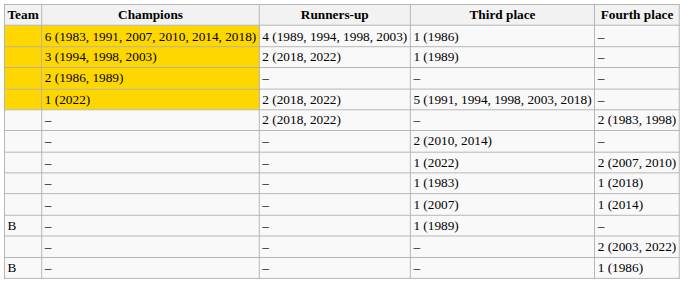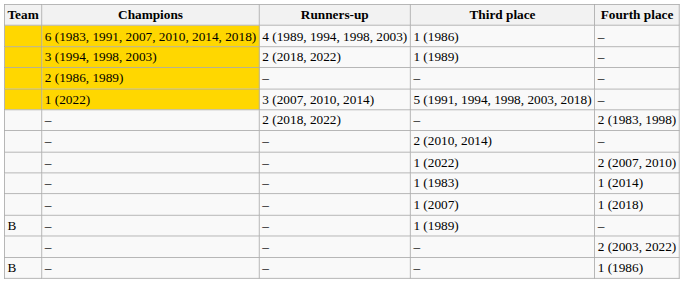(302, 99) 2 (2018, 2022) -> (318, 99) 3 (2007, 2010, 2014)
(620, 183) 1 (2018) -> (620, 183) 1 (2014)
(620, 204) 1 (2014) -> (620, 204) 1 (2018)
